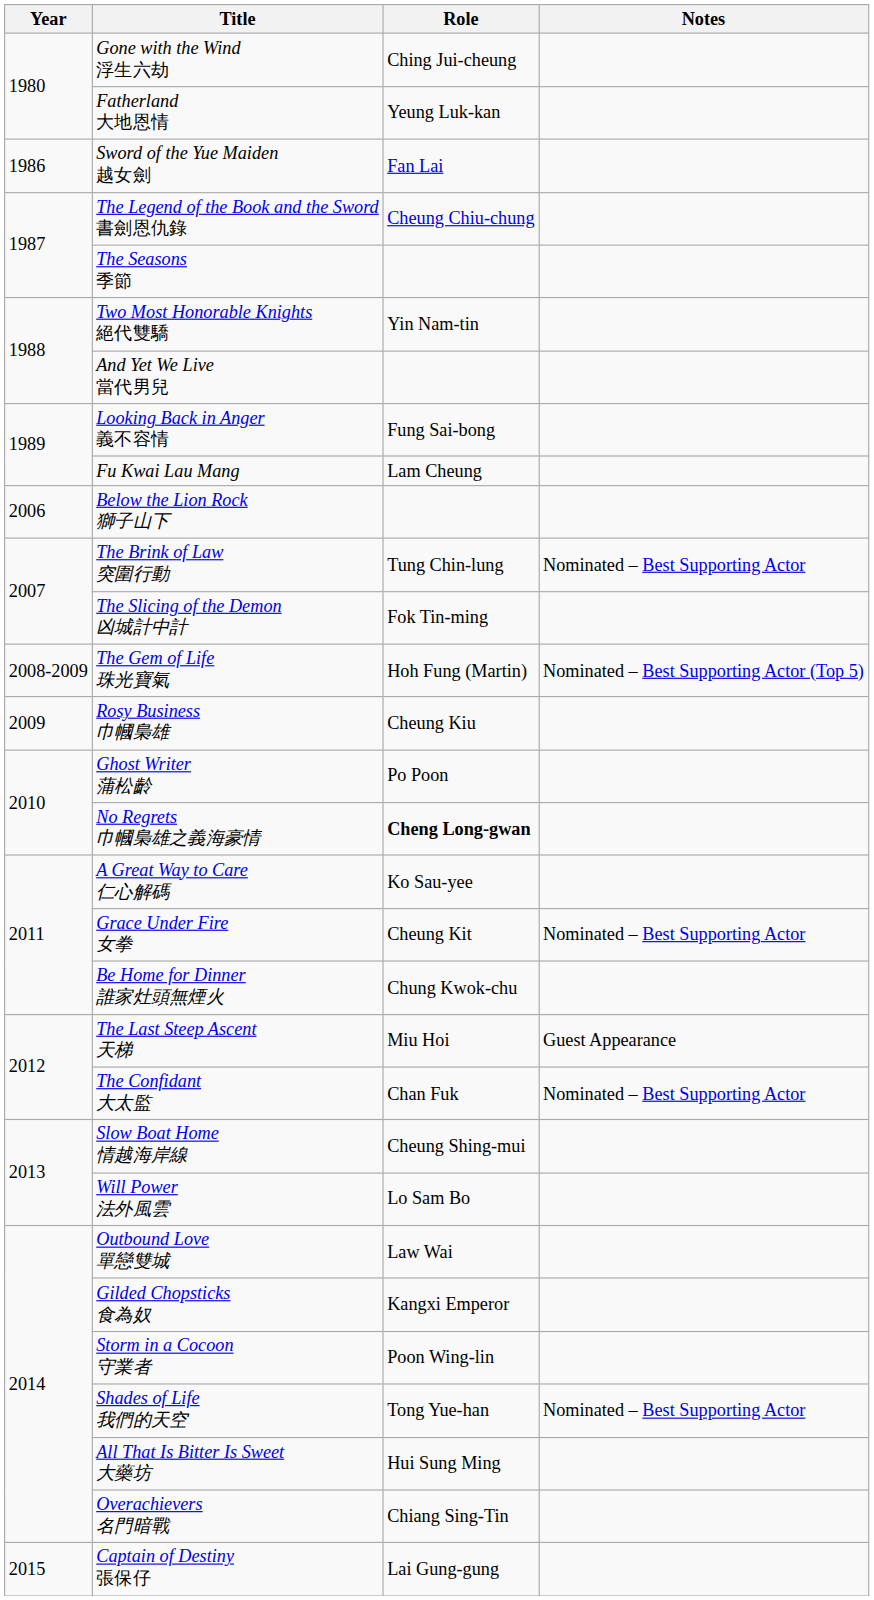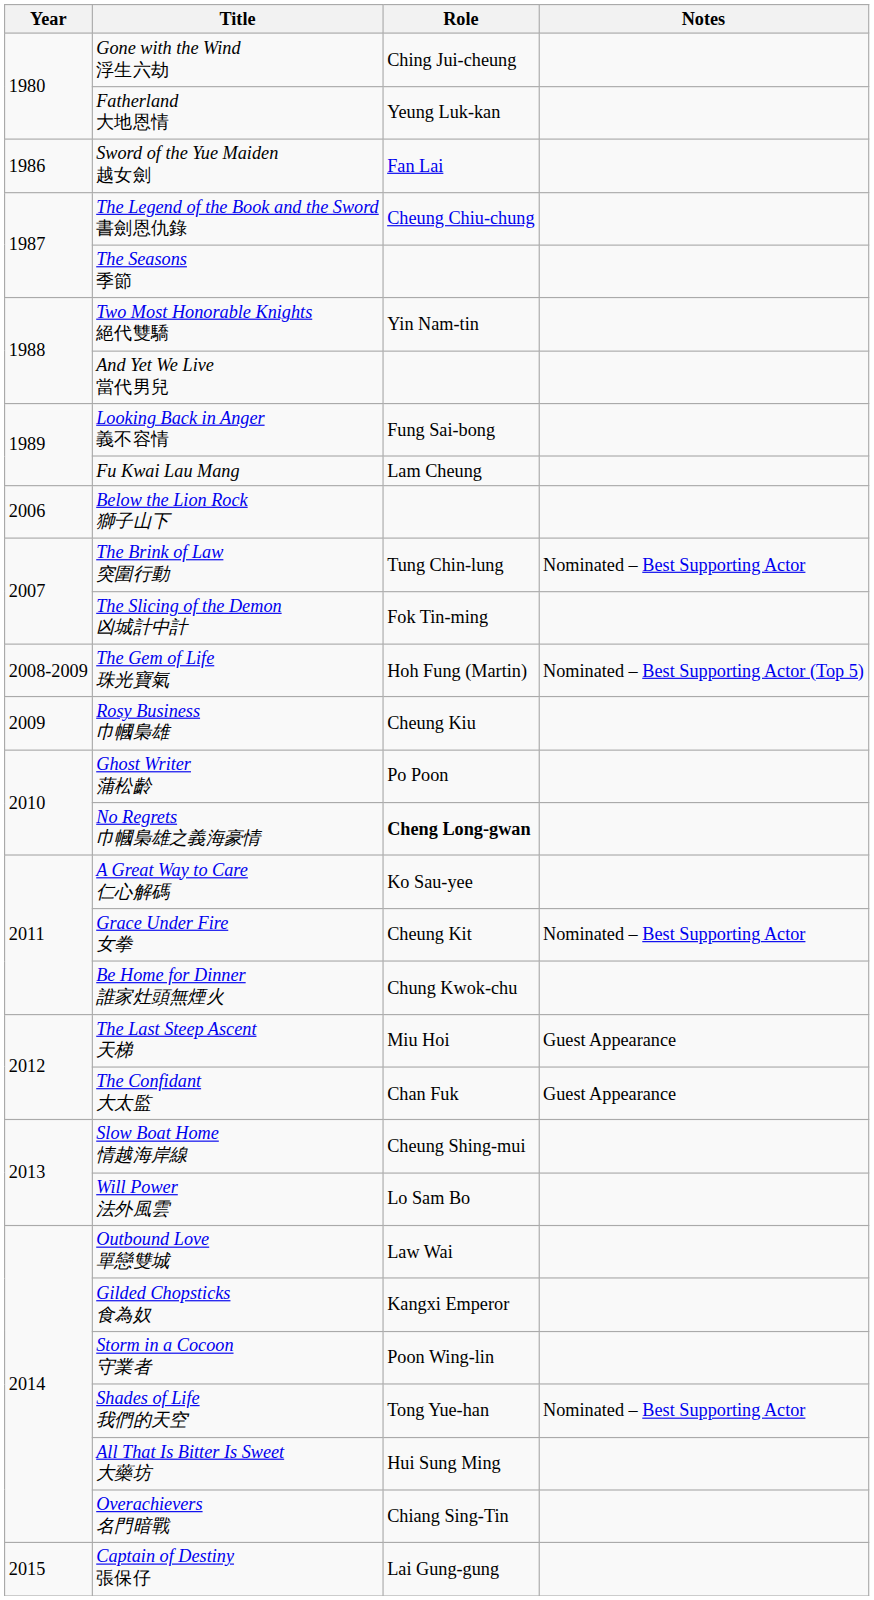(674, 1093) Nominated – Best Supporting Actor -> (610, 1093) Guest Appearance
